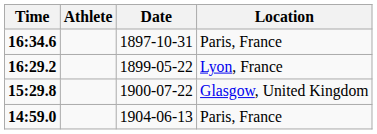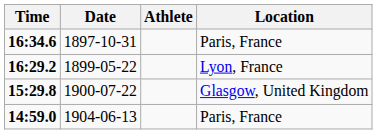columns swapped: (88, 16) <-> (156, 16)
